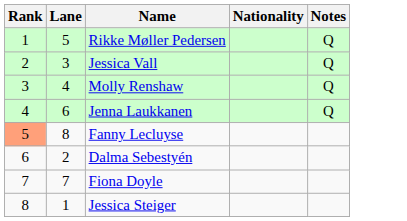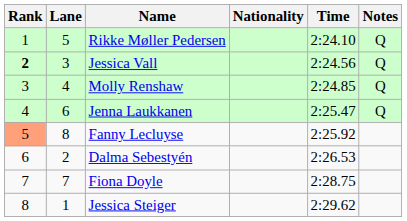+ column: (333, 16)
(25, 63) normal -> (25, 63) bold
